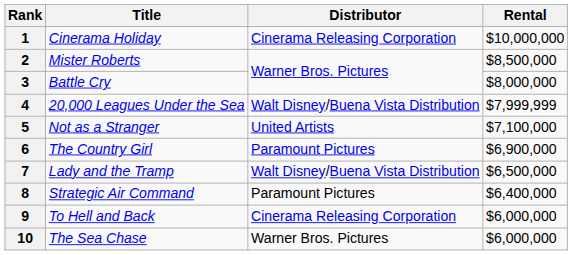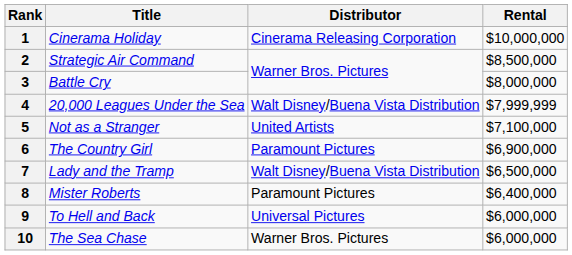(95, 60) Mister Roberts -> (121, 60) Strategic Air Command
(121, 194) Strategic Air Command -> (95, 194) Mister Roberts
(354, 216) Cinerama Releasing Corporation -> (308, 216) Universal Pictures
